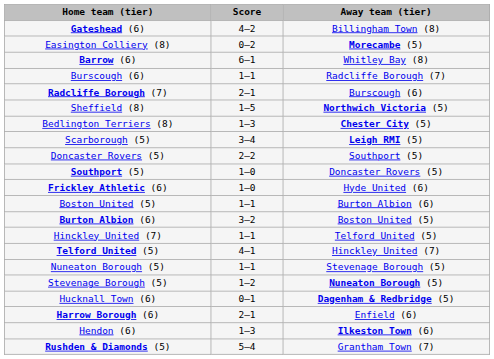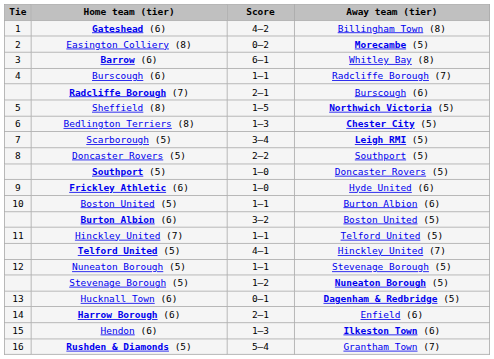+ column: (18, 12)
